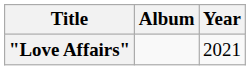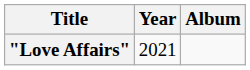columns swapped: (222, 19) <-> (167, 19)
